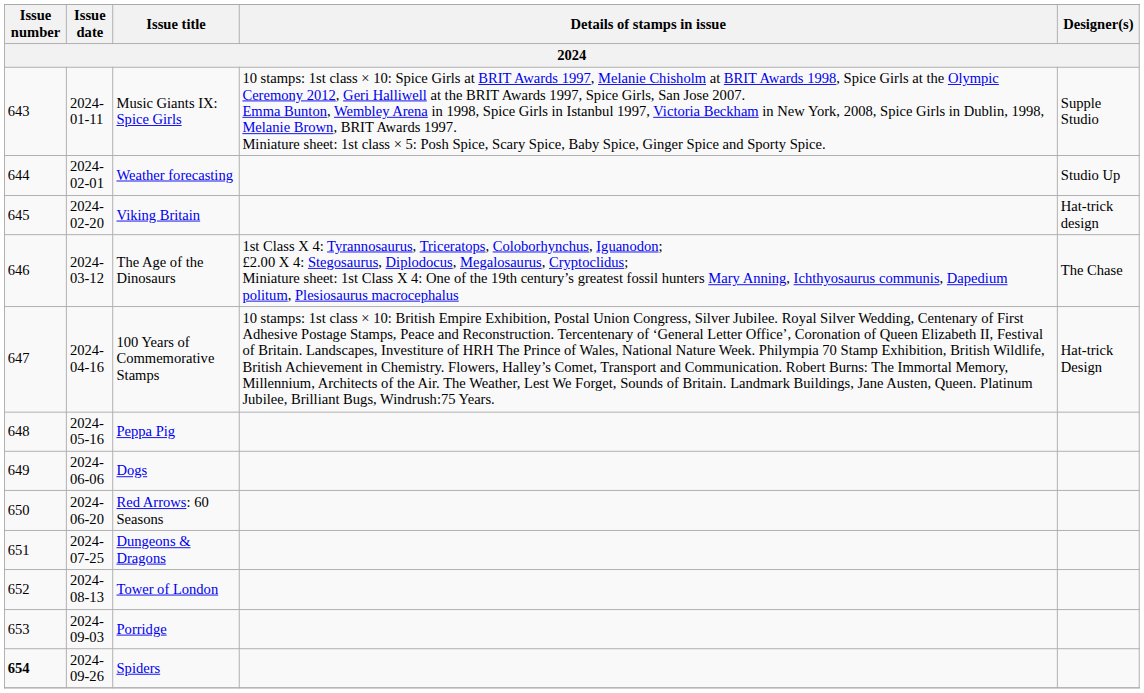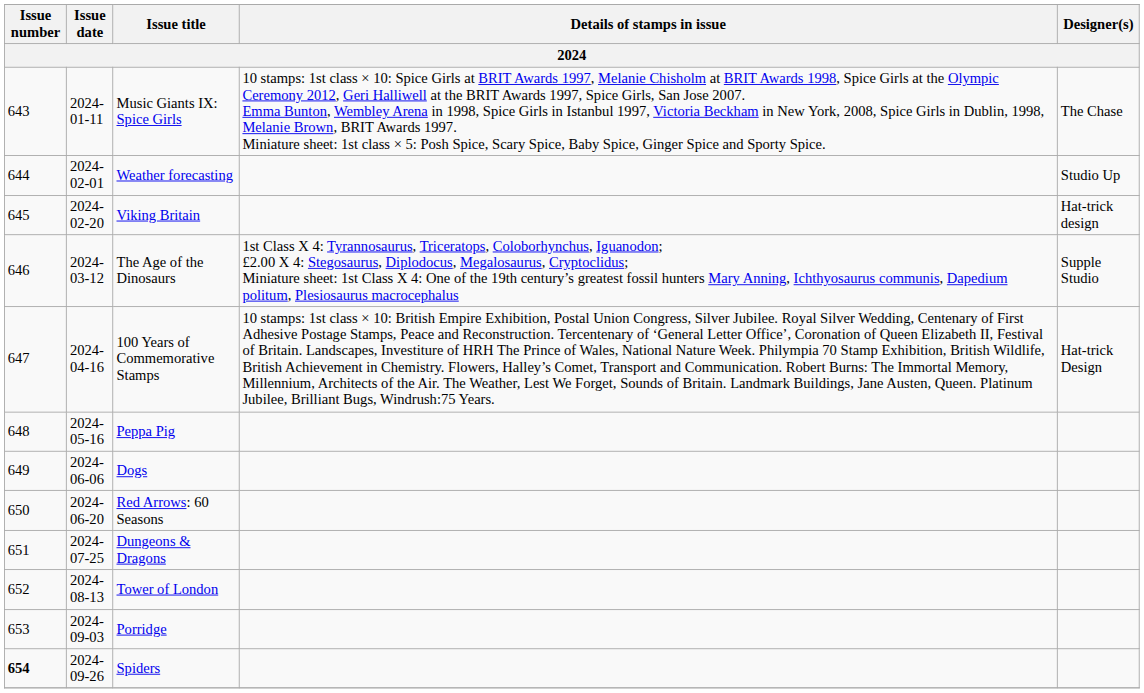(1081, 111) Supple Studio -> (1092, 111) The Chase
(1092, 270) The Chase -> (1081, 270) Supple Studio
